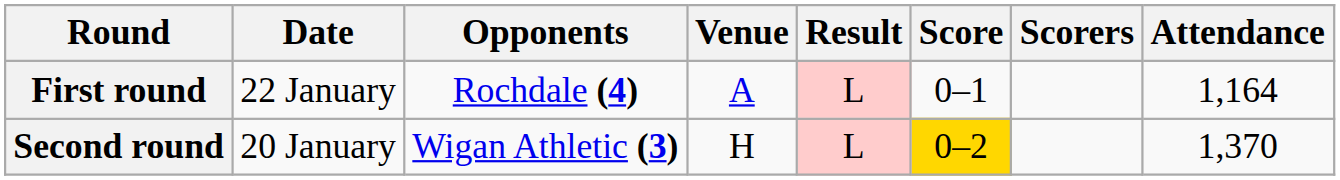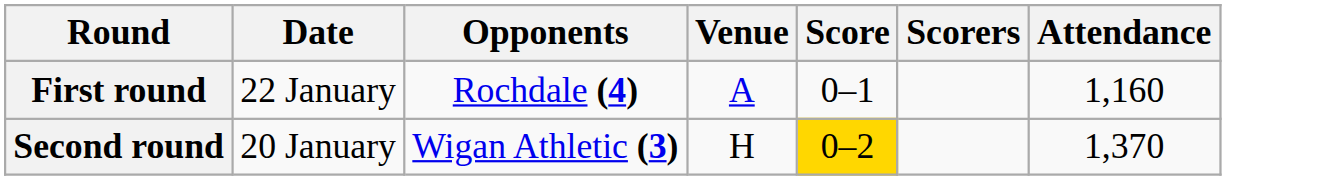- column: (854, 32)
(1238, 89) 1,164 -> (1124, 89) 1,160
